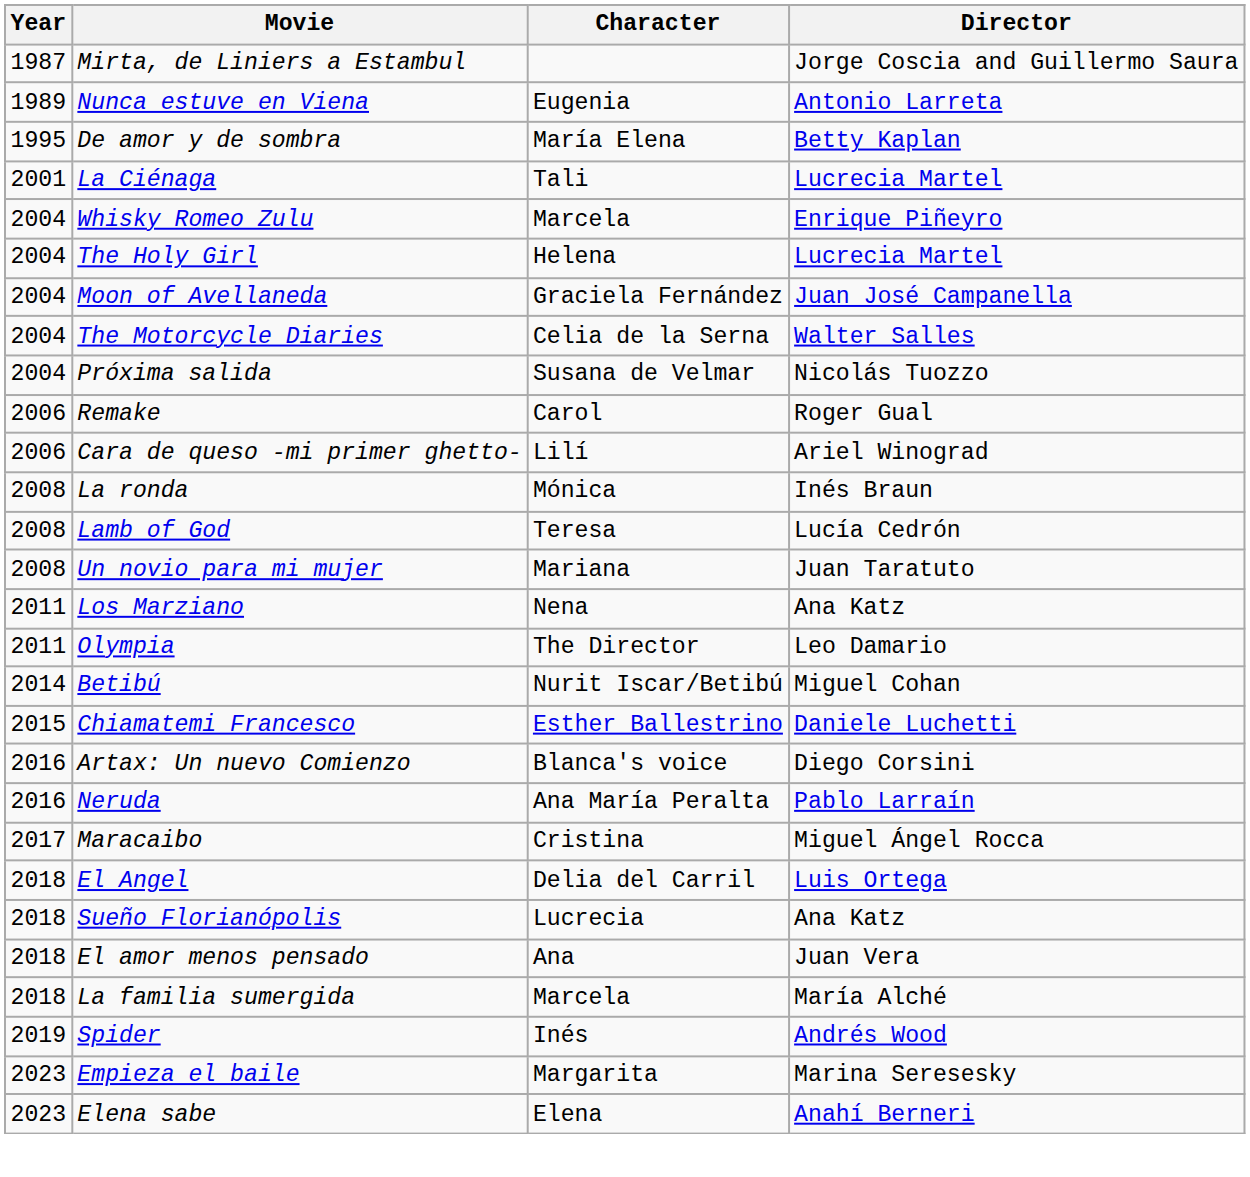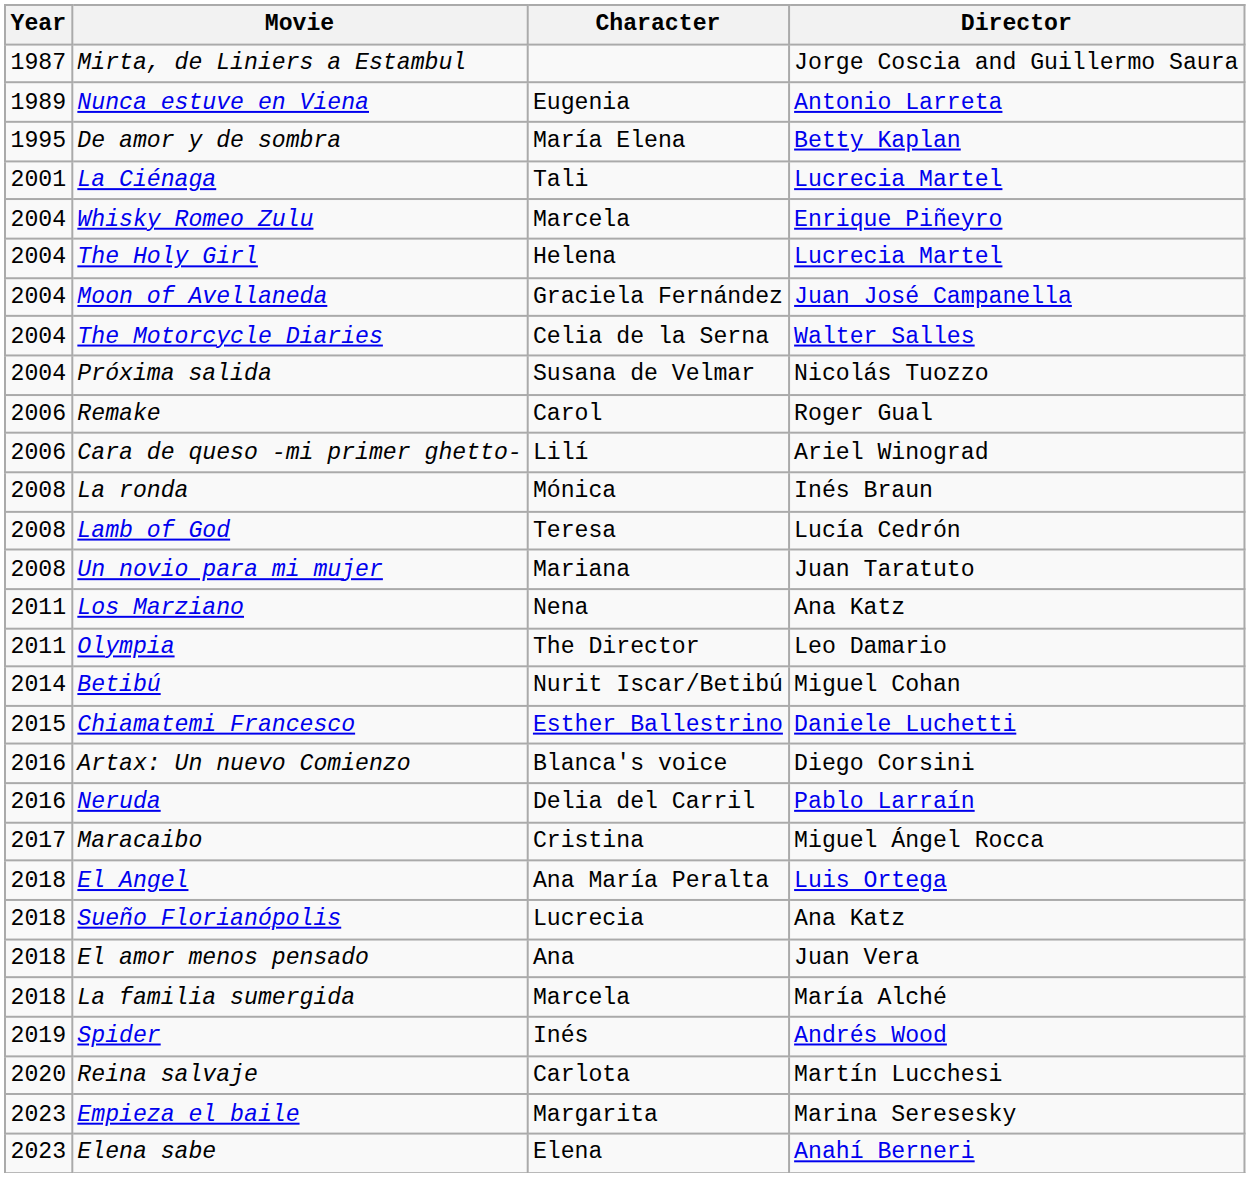(651, 803) Ana María Peralta -> (644, 803) Delia del Carril
(644, 880) Delia del Carril -> (651, 880) Ana María Peralta
+ row: (168, 1075)
